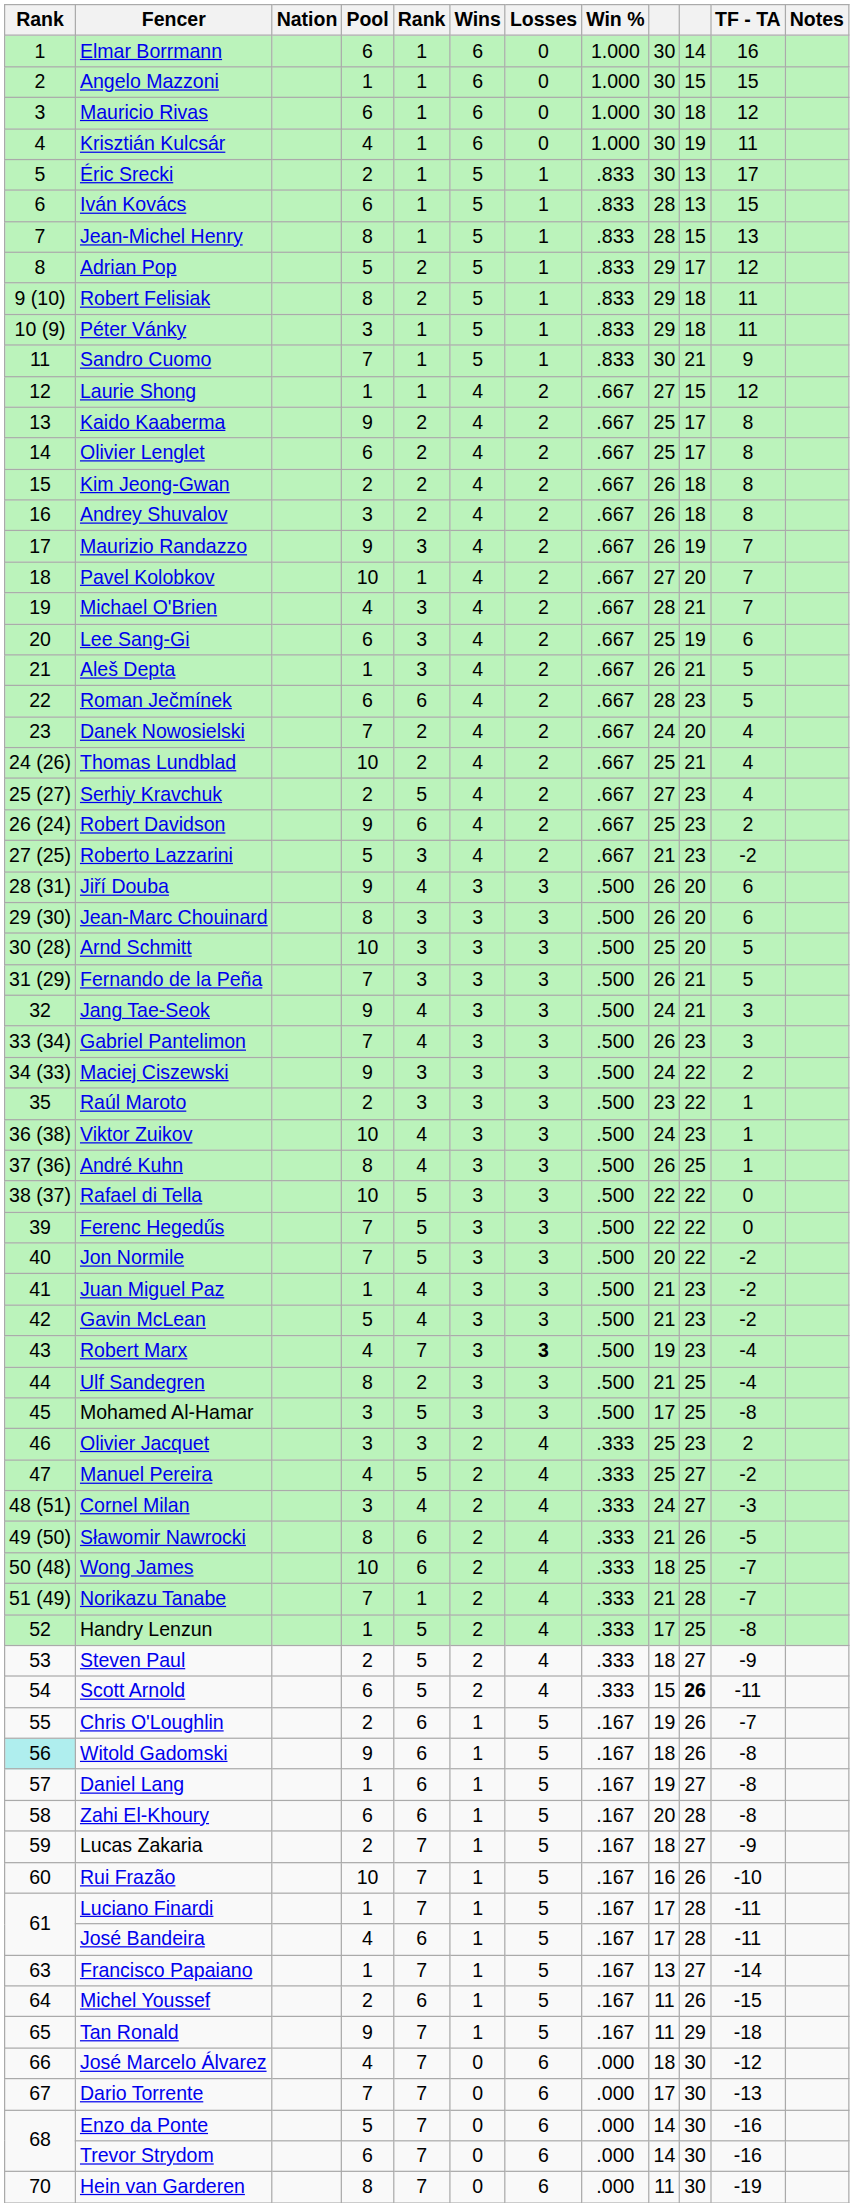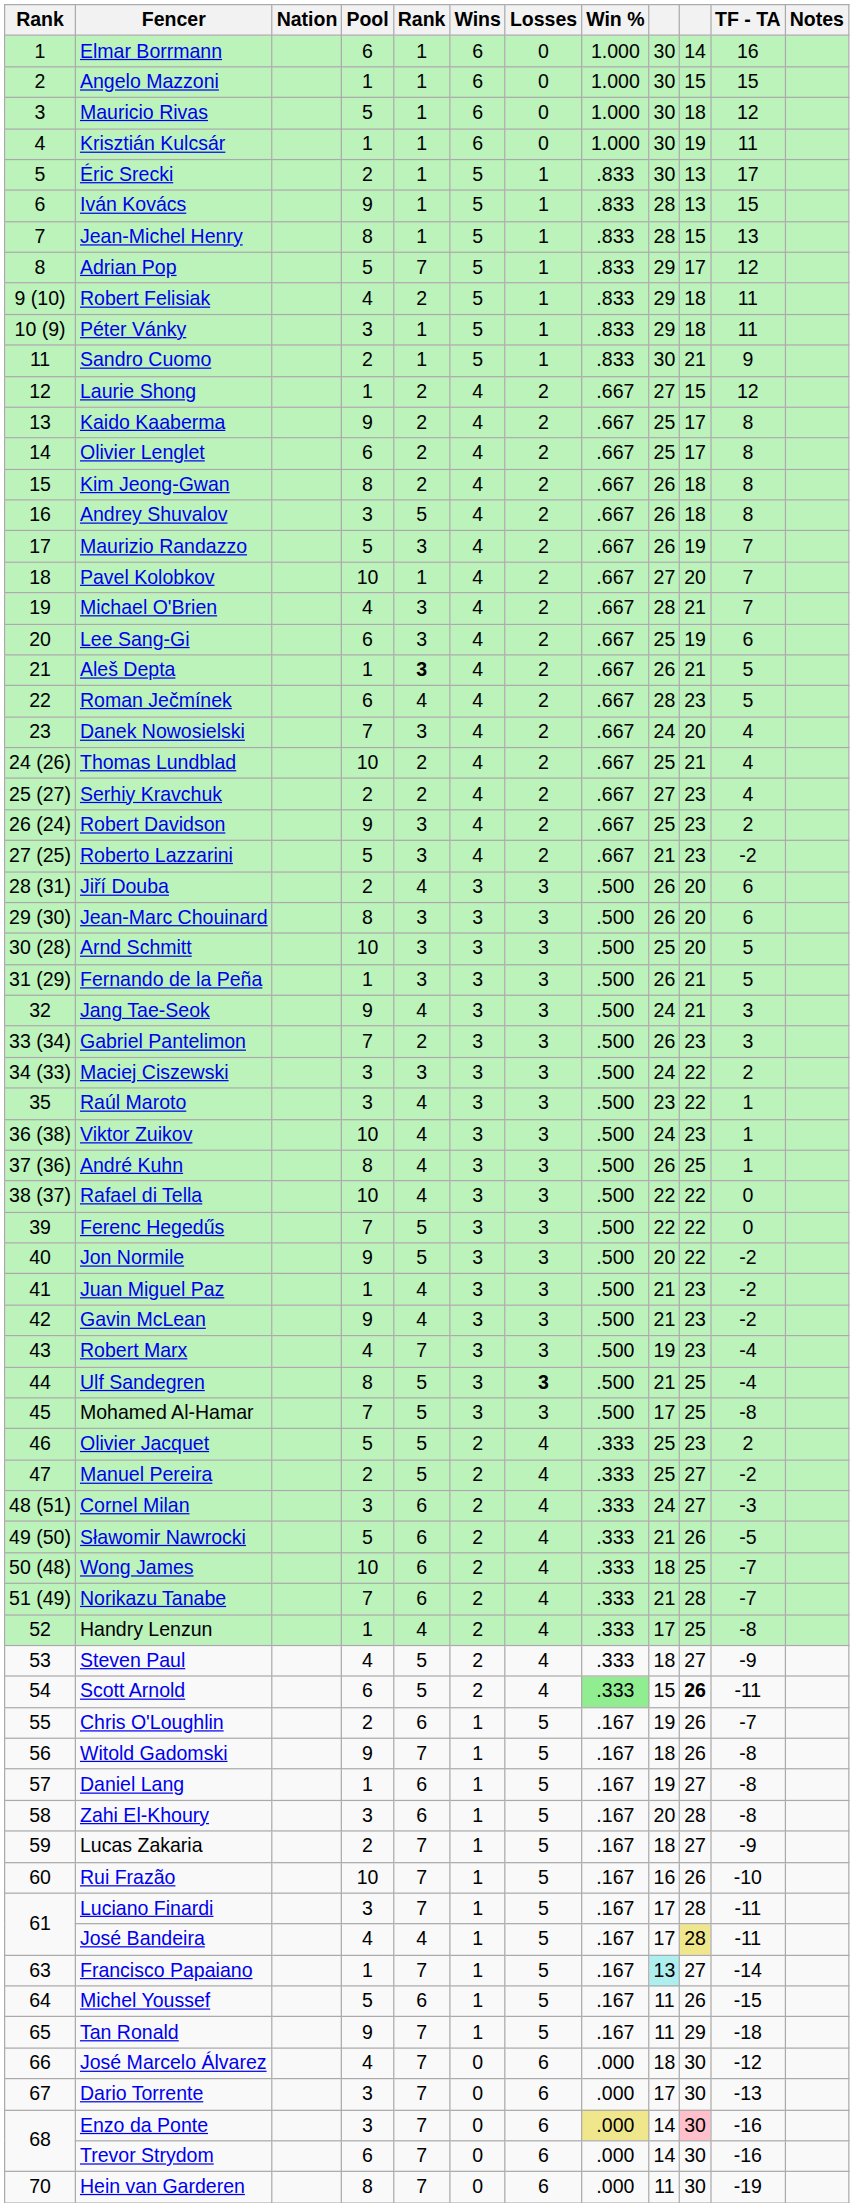(368, 112) 6 -> (368, 112) 5
(368, 143) 4 -> (368, 143) 1
(368, 205) 6 -> (368, 205) 9
(422, 267) 2 -> (422, 267) 7
(368, 298) 8 -> (368, 298) 4
(368, 360) 7 -> (368, 360) 2
(422, 391) 1 -> (422, 391) 2
(368, 484) 2 -> (368, 484) 8
(422, 515) 2 -> (422, 515) 5
(368, 546) 9 -> (368, 546) 5
(422, 670) normal -> (422, 670) bold
(422, 701) 6 -> (422, 701) 4
(422, 732) 2 -> (422, 732) 3
(422, 793) 5 -> (422, 793) 2
(422, 824) 6 -> (422, 824) 3
(368, 886) 9 -> (368, 886) 2
(368, 979) 7 -> (368, 979) 1
(422, 1041) 4 -> (422, 1041) 2
(368, 1072) 9 -> (368, 1072) 3
(368, 1103) 2 -> (368, 1103) 3
(422, 1103) 3 -> (422, 1103) 4
(422, 1196) 5 -> (422, 1196) 4
(368, 1258) 7 -> (368, 1258) 9
(368, 1320) 5 -> (368, 1320) 9
(544, 1351) bold -> (544, 1351) normal
(422, 1382) 2 -> (422, 1382) 5
(544, 1382) normal -> (544, 1382) bold
(368, 1413) 3 -> (368, 1413) 7
(368, 1444) 3 -> (368, 1444) 5
(422, 1444) 3 -> (422, 1444) 5
(368, 1474) 4 -> (368, 1474) 2
(422, 1505) 4 -> (422, 1505) 6
(368, 1536) 8 -> (368, 1536) 5
(422, 1598) 1 -> (422, 1598) 6
(422, 1629) 5 -> (422, 1629) 4
(368, 1660) 2 -> (368, 1660) 4
(615, 1691) no background -> (615, 1691) lightgreen background
(40, 1753) paleturquoise background -> (40, 1753) no background
(422, 1753) 6 -> (422, 1753) 7
(368, 1815) 6 -> (368, 1815) 3
(368, 1908) 1 -> (368, 1908) 3
(422, 1939) 6 -> (422, 1939) 4
(695, 1939) no background -> (695, 1939) khaki background
(664, 1970) no background -> (664, 1970) paleturquoise background
(368, 2001) 2 -> (368, 2001) 5
(368, 2094) 7 -> (368, 2094) 3
(368, 2125) 5 -> (368, 2125) 3
(615, 2125) no background -> (615, 2125) khaki background
(695, 2125) no background -> (695, 2125) pink background
